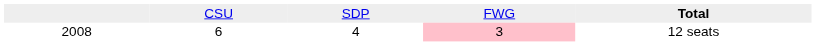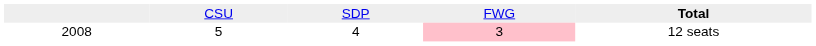(219, 32) 6 -> (219, 32) 5
